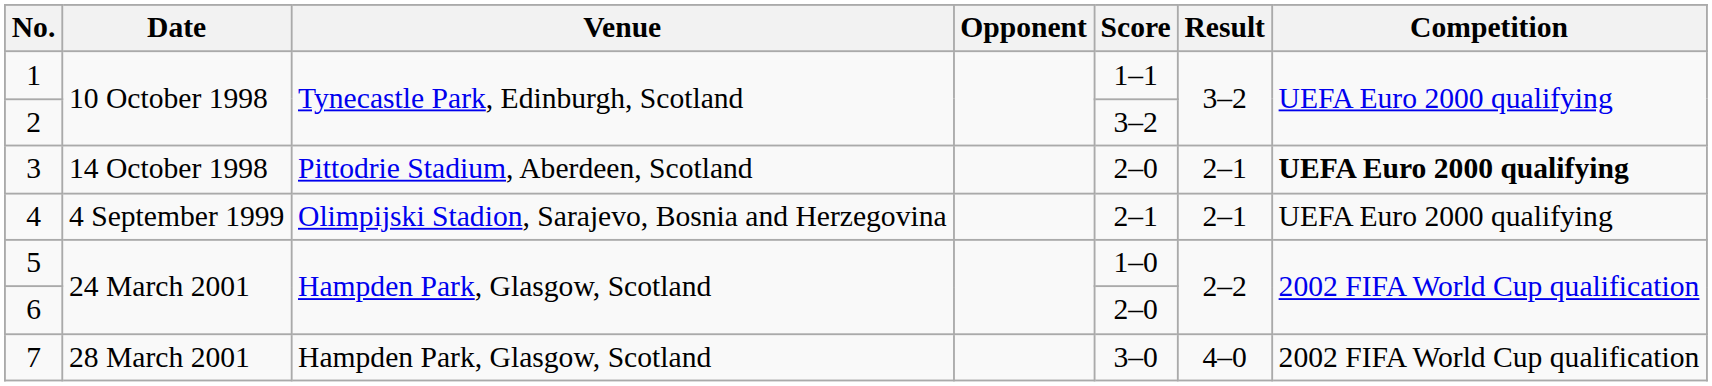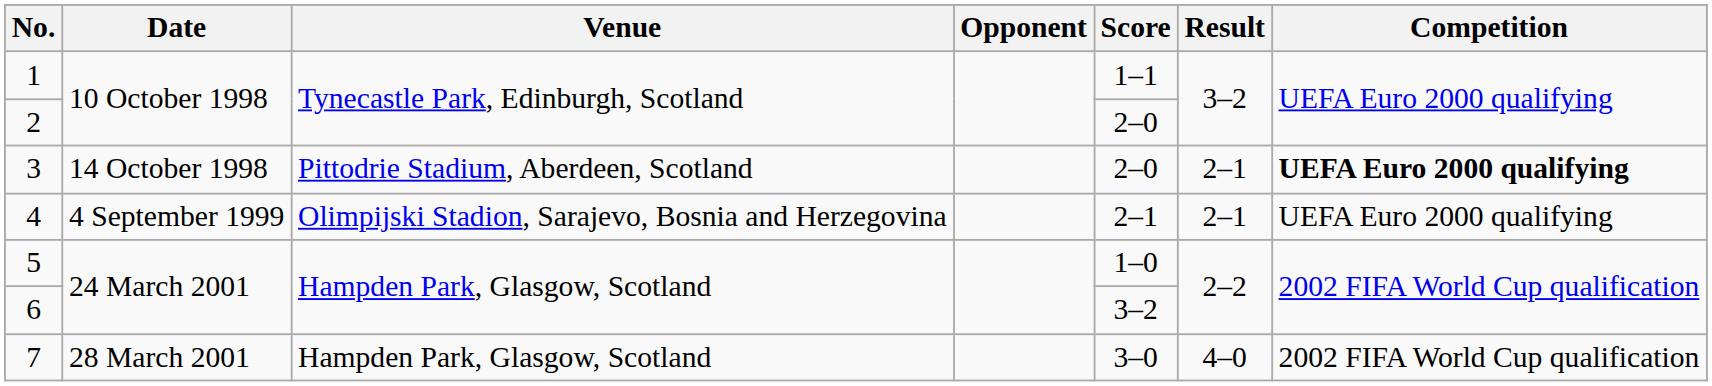(1136, 121) 3–2 -> (1136, 121) 2–0
(1136, 309) 2–0 -> (1136, 309) 3–2
